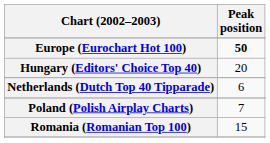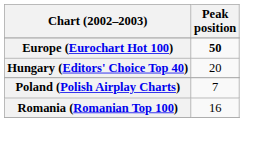- row: (111, 87)
(241, 127) 15 -> (215, 107) 16
